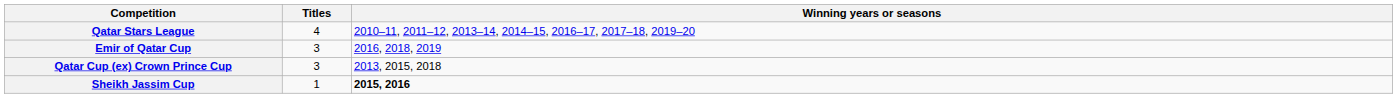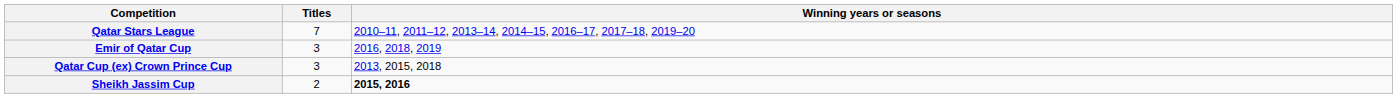(317, 31) 4 -> (317, 31) 7
(317, 84) 1 -> (317, 84) 2
